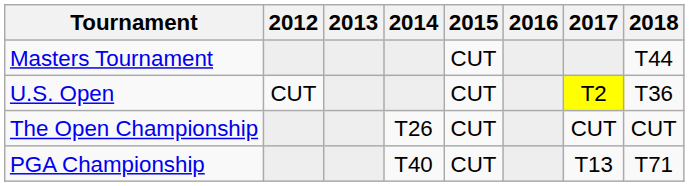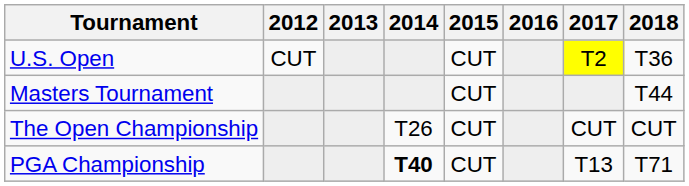rows swapped: (111, 58) <-> (62, 93)
(413, 164) normal -> (413, 164) bold
